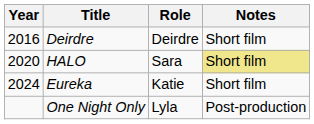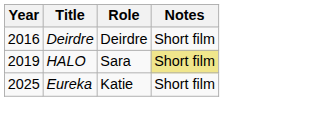(24, 61) 2020 -> (24, 61) 2019
(24, 84) 2024 -> (24, 84) 2025
- row: (96, 107)
